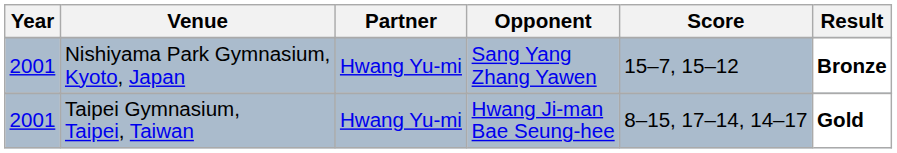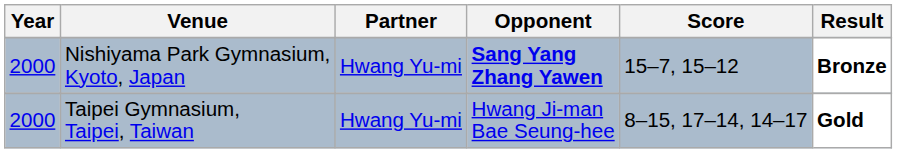(32, 65) 2001 -> (32, 65) 2000
(534, 65) normal -> (537, 65) bold
(32, 121) 2001 -> (32, 121) 2000
